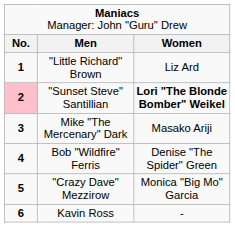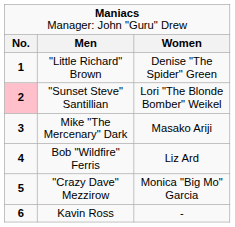(182, 67) Liz Ard -> (182, 67) Denise "The Spider" Green
(182, 98) bold -> (182, 98) normal
(182, 158) Denise "The Spider" Green -> (182, 158) Liz Ard
